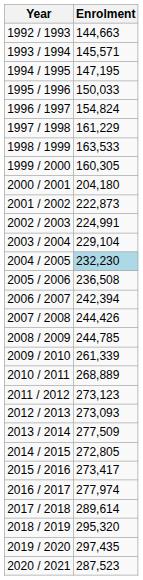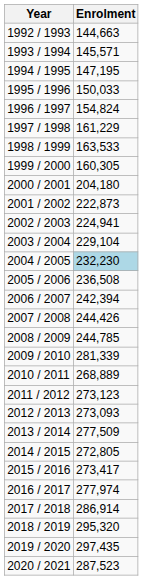(98, 223) 224,991 -> (98, 223) 224,941
(98, 356) 261,339 -> (98, 356) 281,339
(98, 508) 289,614 -> (98, 508) 286,914
